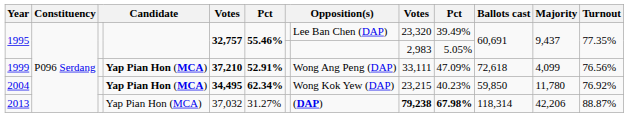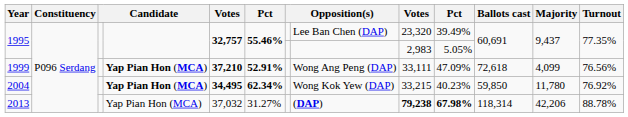(416, 85) 23,215 -> (416, 85) 33,215
(599, 103) 88.87% -> (599, 103) 88.78%
